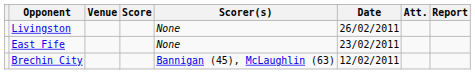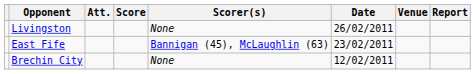columns swapped: (102, 12) <-> (416, 12)
(168, 45) None -> (240, 45) Bannigan (45), McLaughlin (63)
(246, 61) Bannigan (45), McLaughlin (63) -> (162, 61) None
